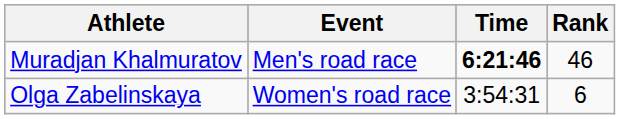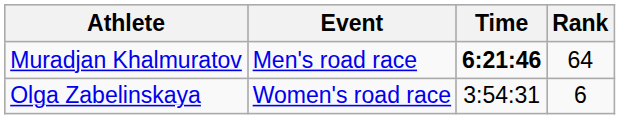(580, 60) 46 -> (580, 60) 64
